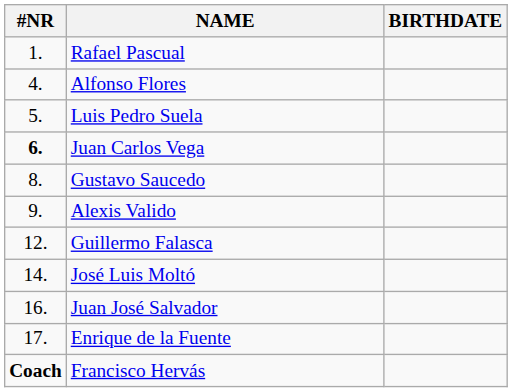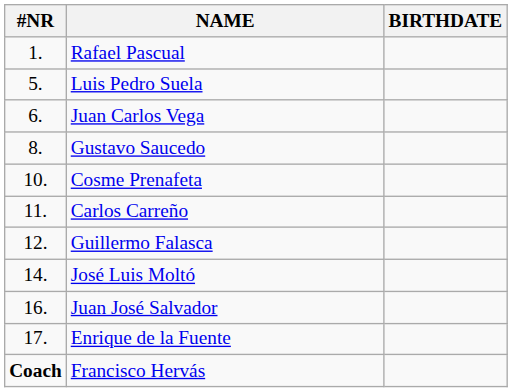- row: (128, 84)
(35, 148) bold -> (35, 116) normal
- row: (123, 211)
+ row: (136, 179)
+ row: (129, 211)
